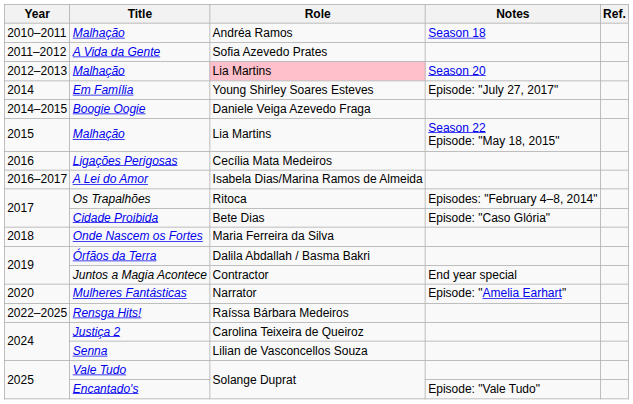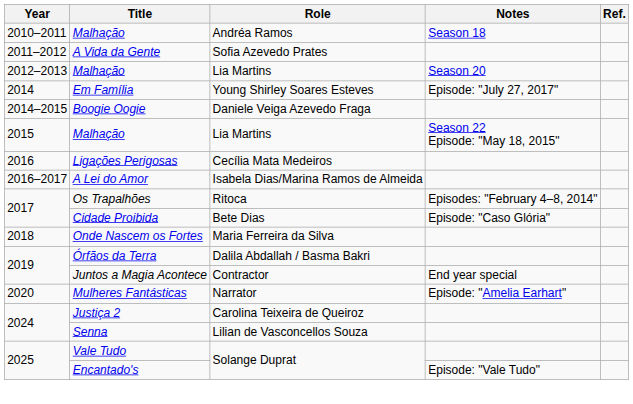(242, 71) pink background -> (242, 71) no background
- row: (37, 312)
